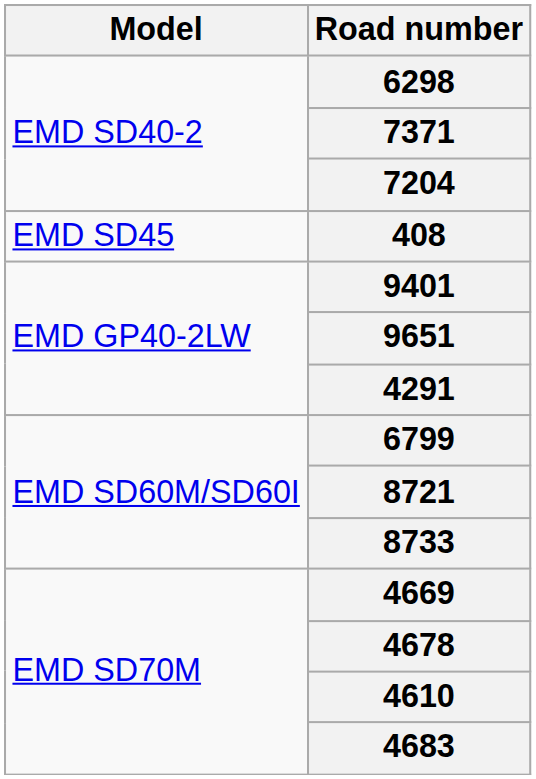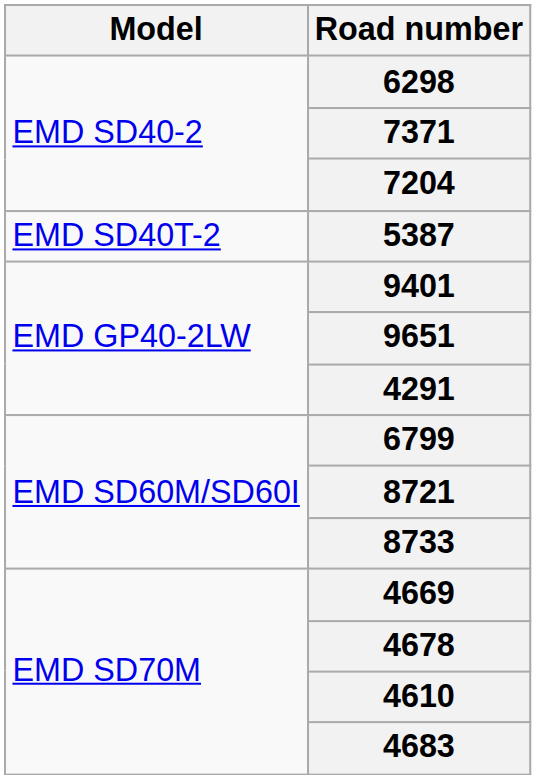- row: (419, 235)
+ row: (419, 235)
